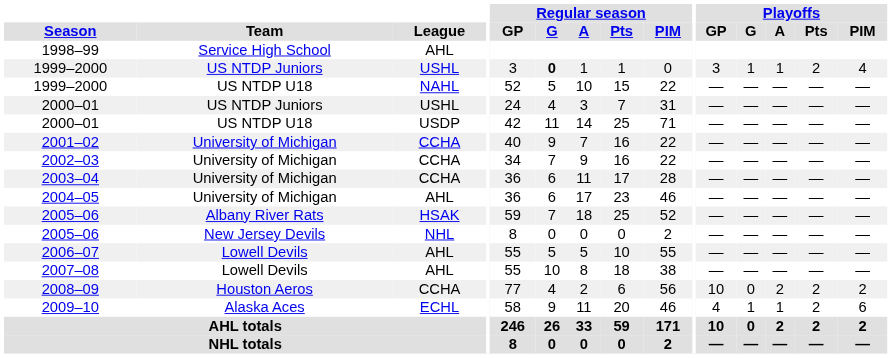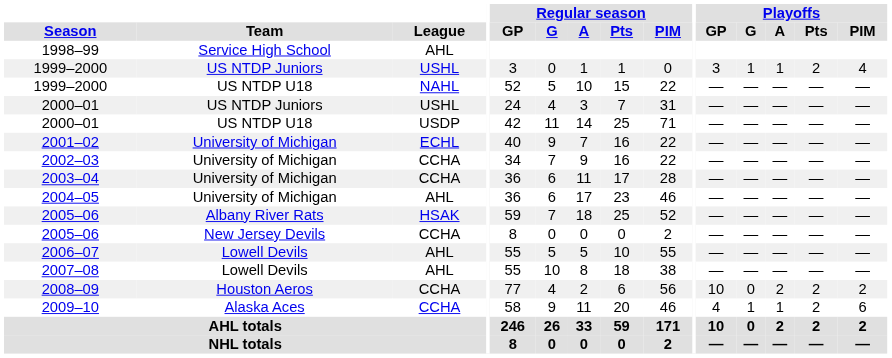(552, 68) bold -> (552, 68) normal
(439, 142) CCHA -> (439, 142) ECHL
(439, 234) NHL -> (439, 234) CCHA
(439, 307) ECHL -> (439, 307) CCHA
